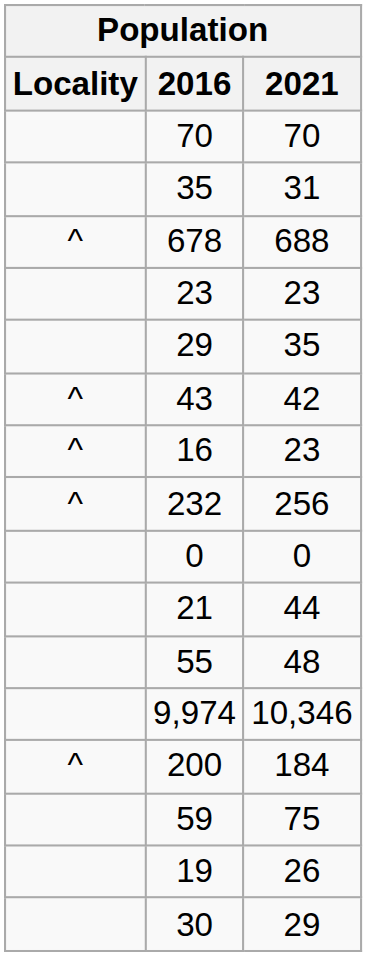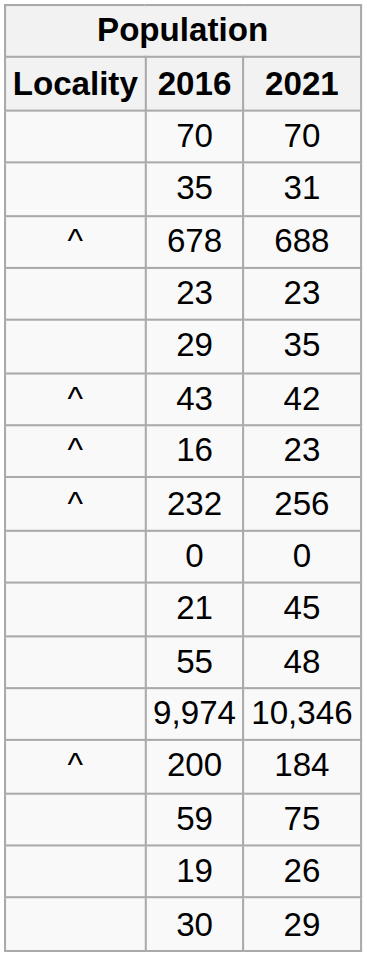(302, 608) 44 -> (302, 608) 45
